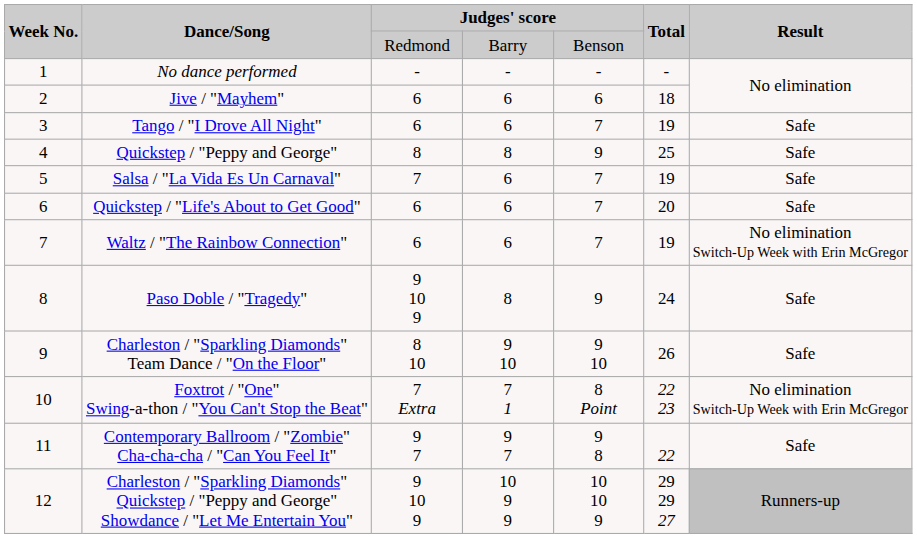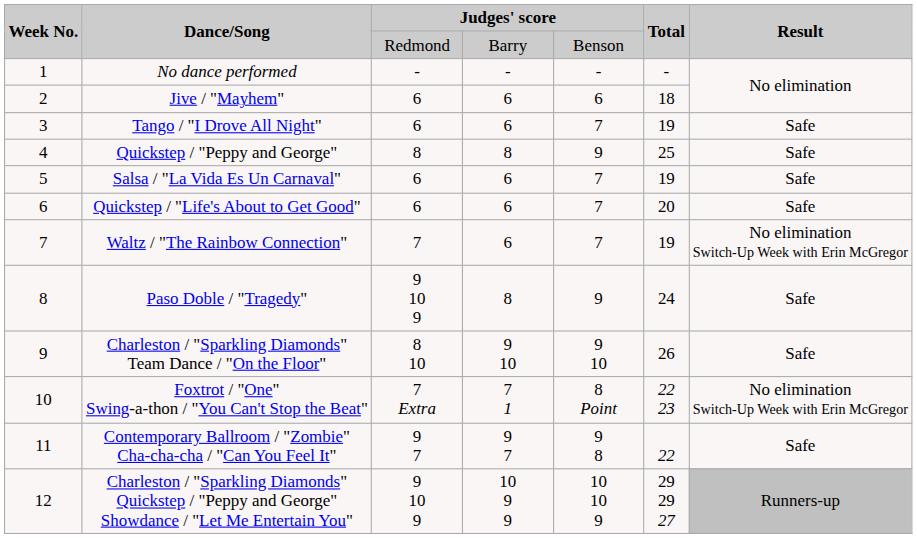(417, 179) 7 -> (417, 179) 6
(417, 242) 6 -> (417, 242) 7
